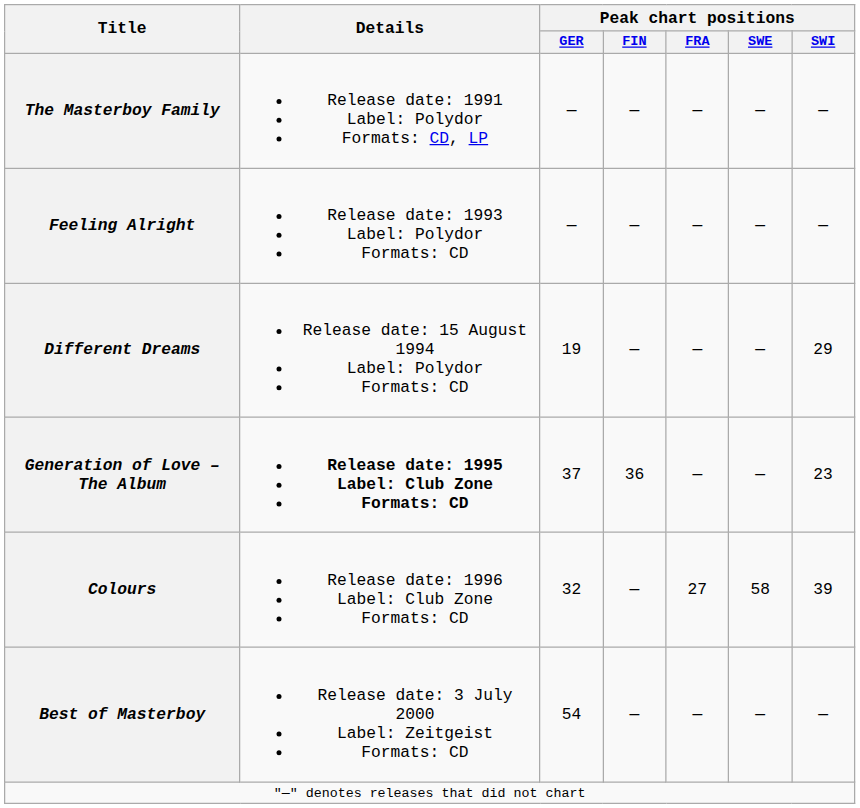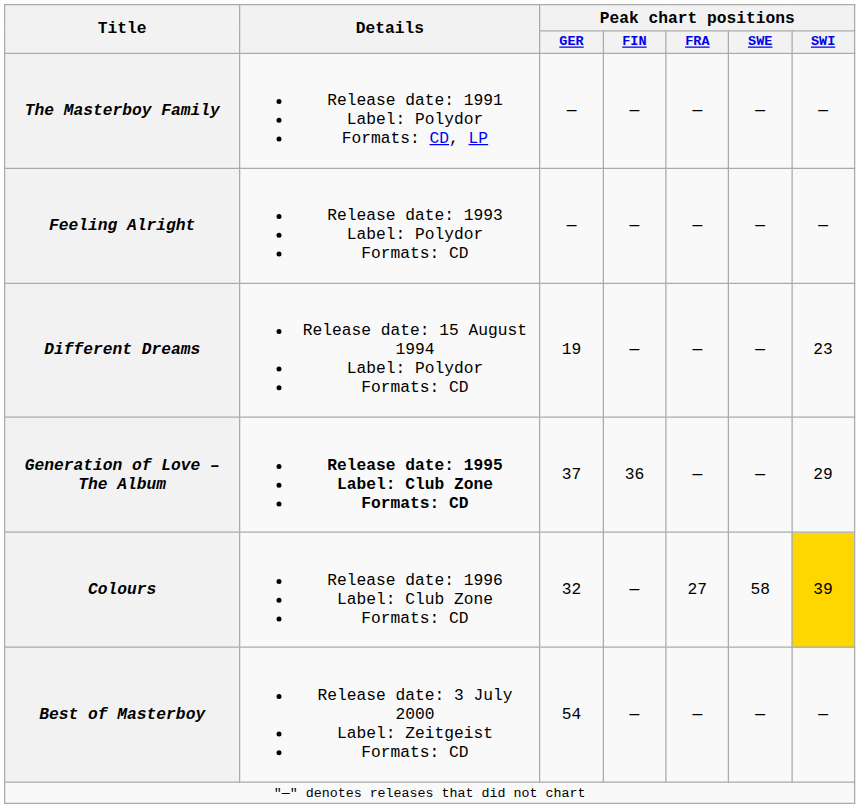(823, 350) 29 -> (823, 350) 23
(823, 475) 23 -> (823, 475) 29
(823, 590) no background -> (823, 590) gold background
